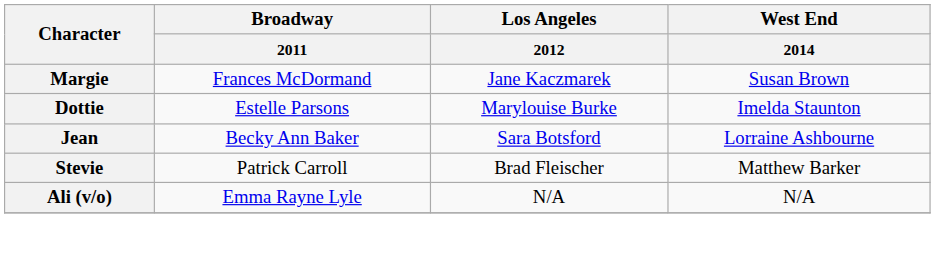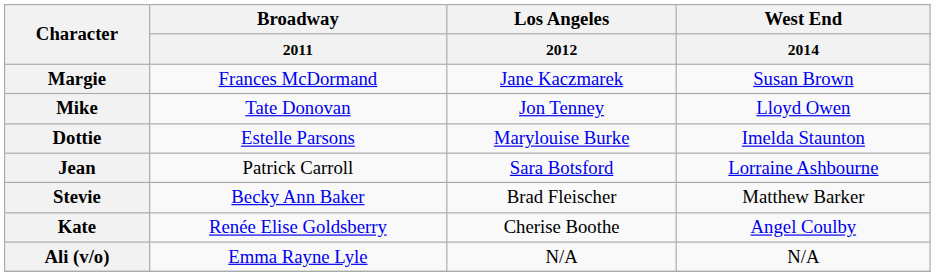+ row: (77, 108)
(292, 138) Becky Ann Baker -> (298, 167) Patrick Carroll
(292, 167) Patrick Carroll -> (298, 197) Becky Ann Baker
+ row: (77, 227)
